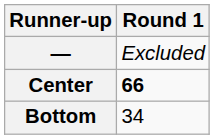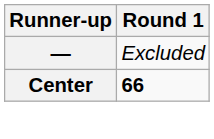- row: (61, 117)
